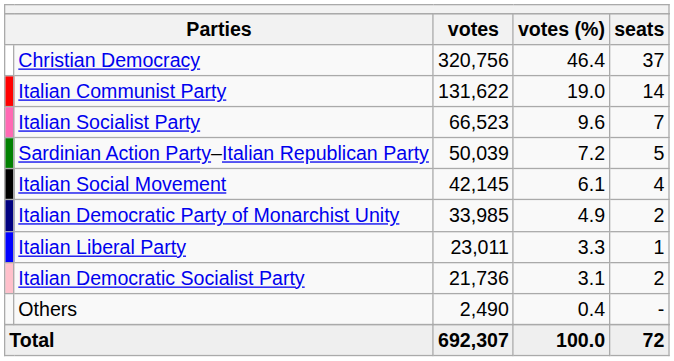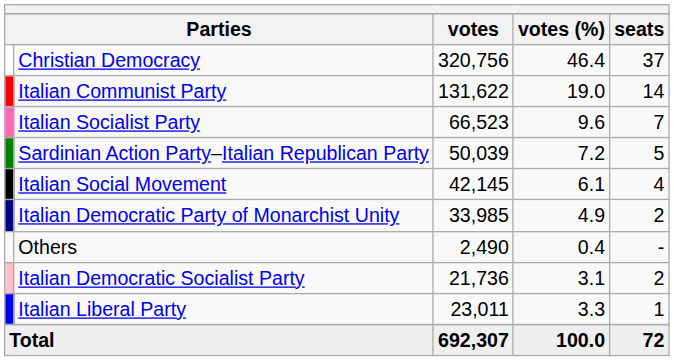rows swapped: (102, 247) <-> (48, 309)
